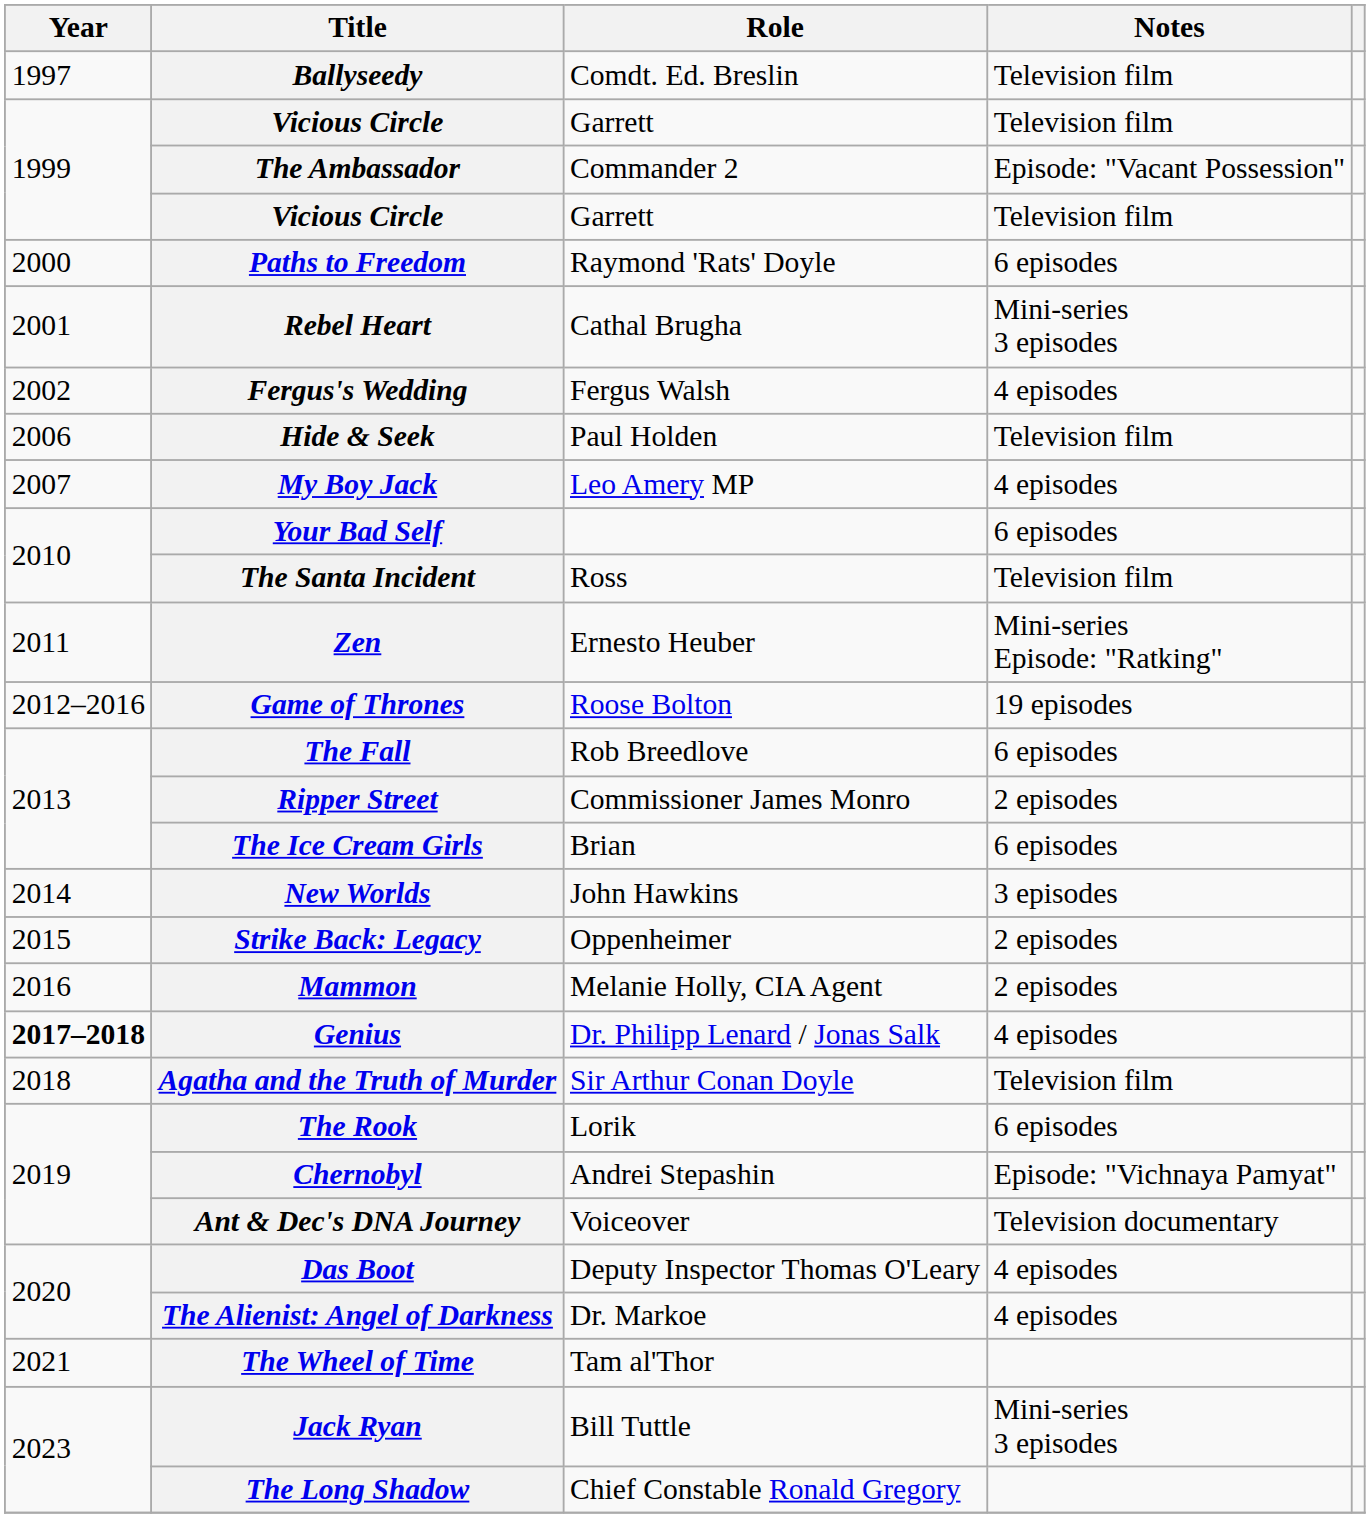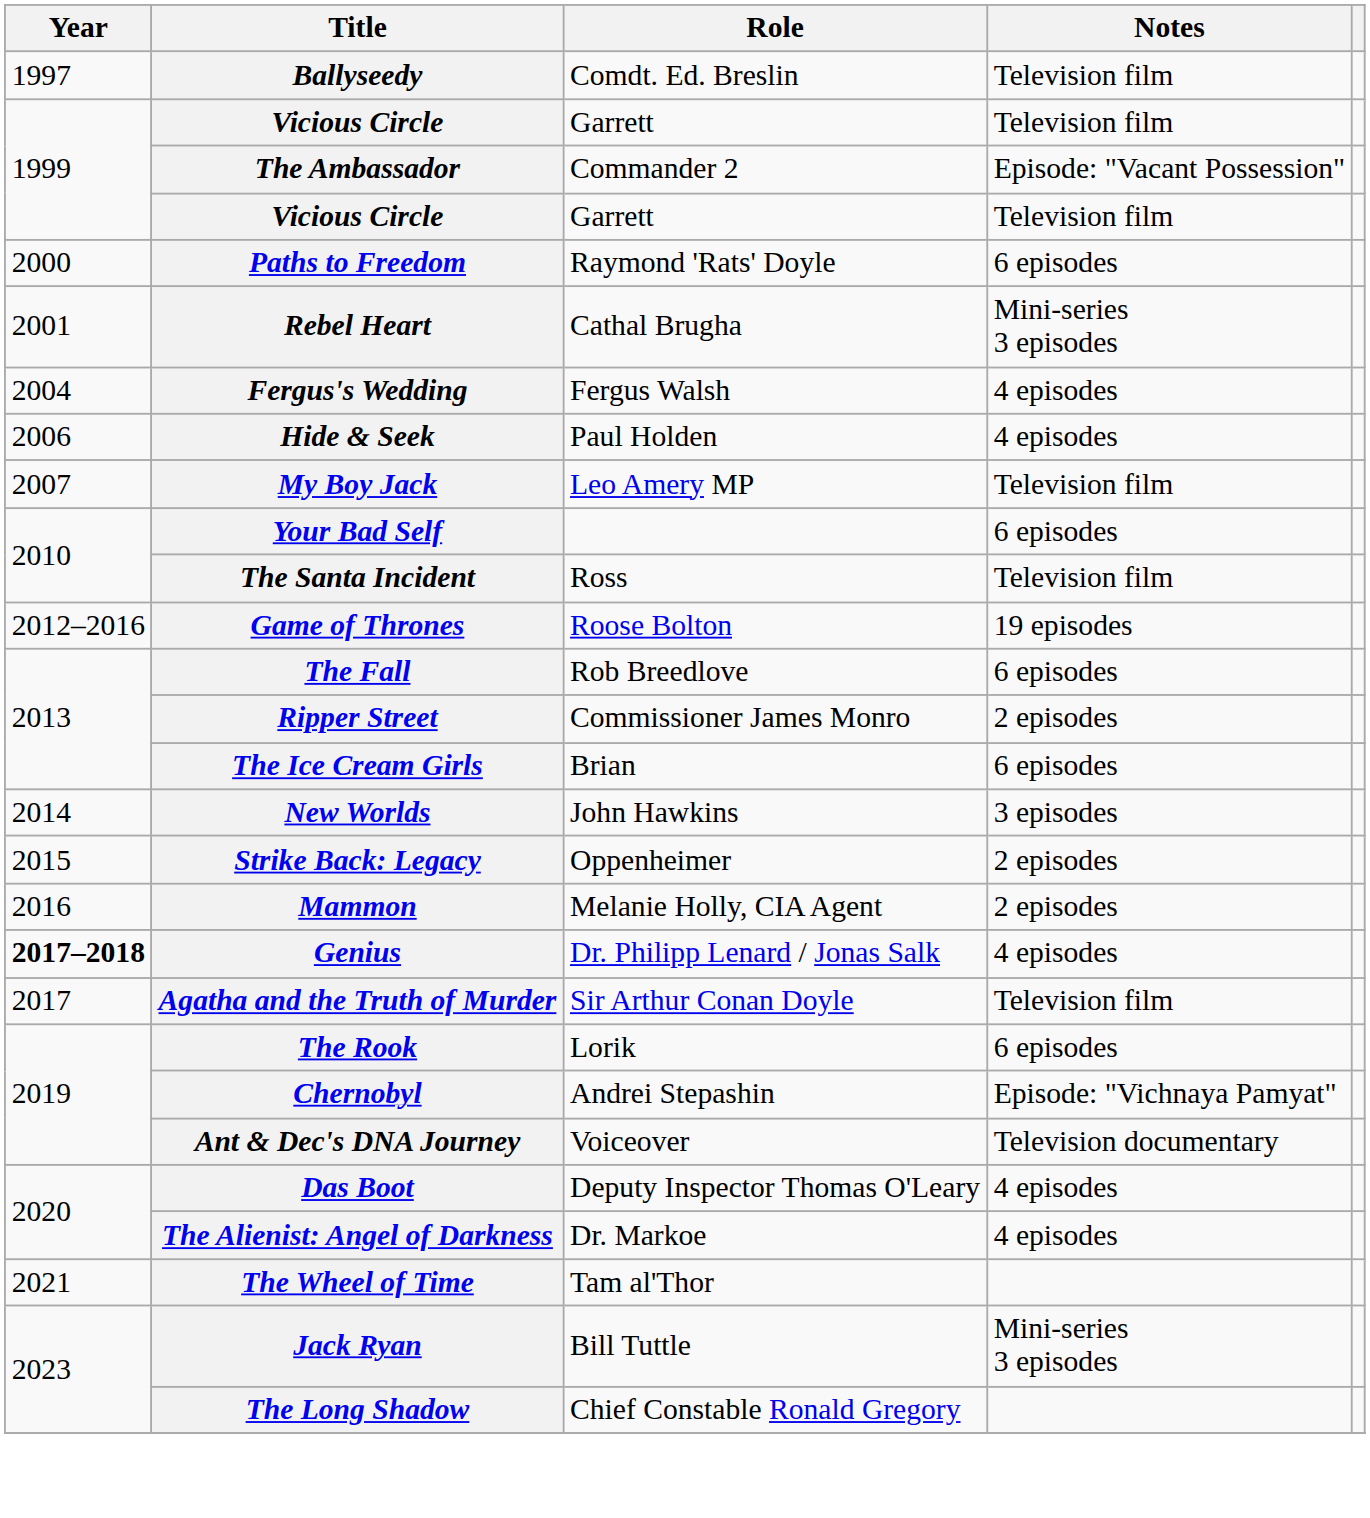(41, 389) 2002 -> (41, 389) 2004
(1084, 436) Television film -> (1056, 436) 4 episodes
(1056, 483) 4 episodes -> (1084, 483) Television film
- row: (357, 641)
(41, 1080) 2018 -> (41, 1000) 2017
